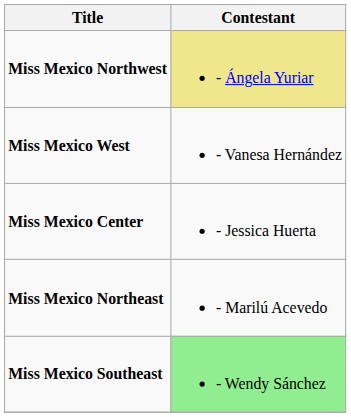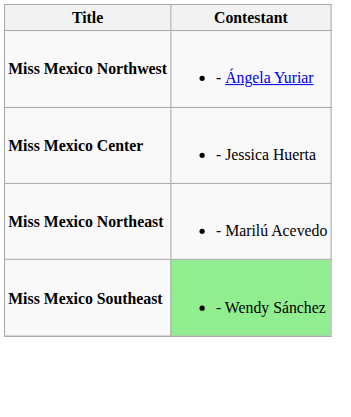(258, 78) khaki background -> (251, 78) no background
- row: (69, 145)
